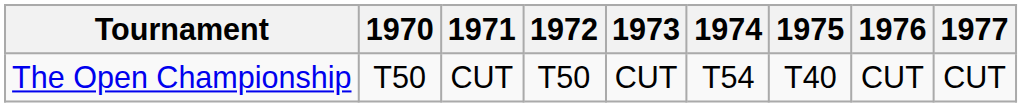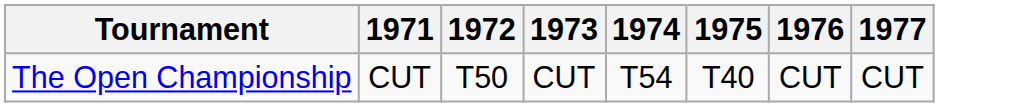- column: (400, 29)
